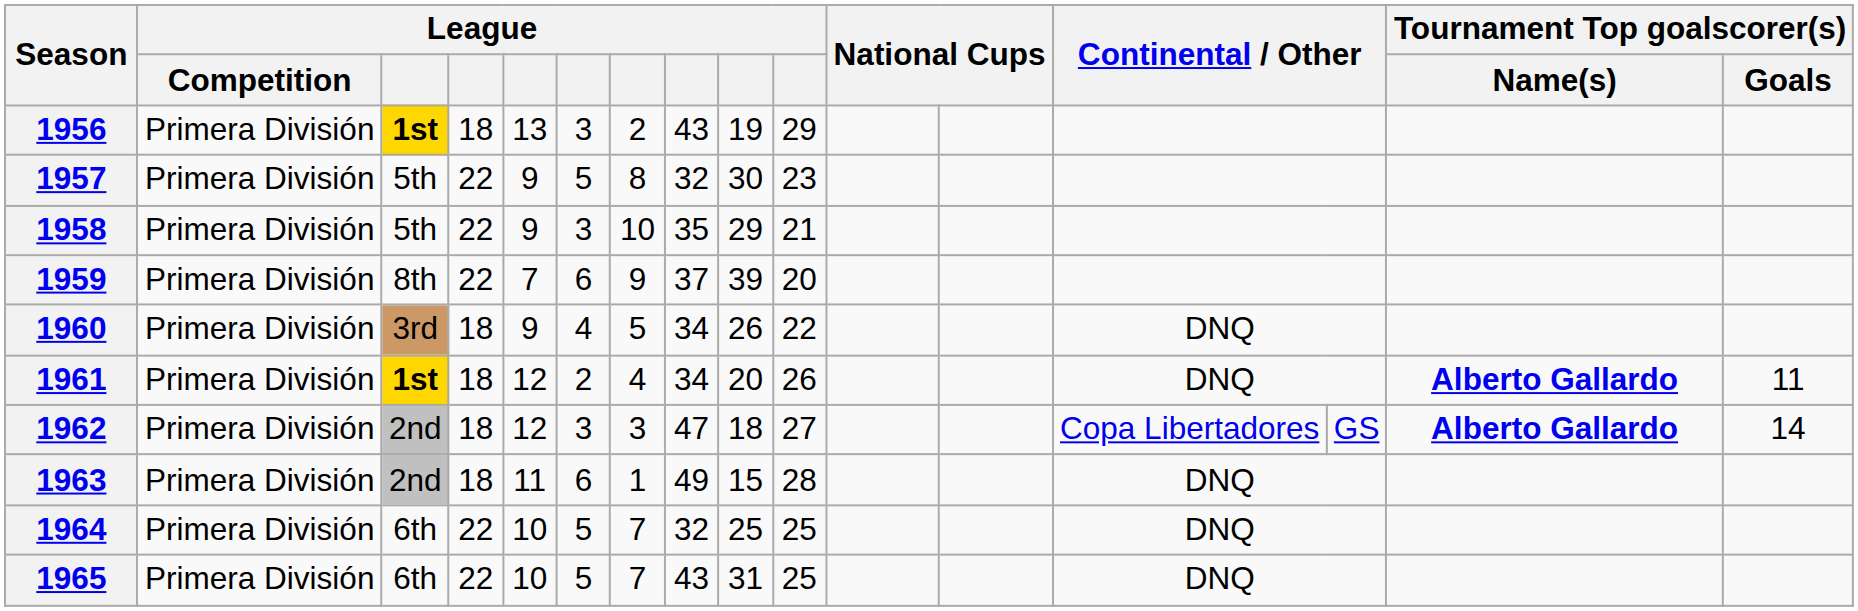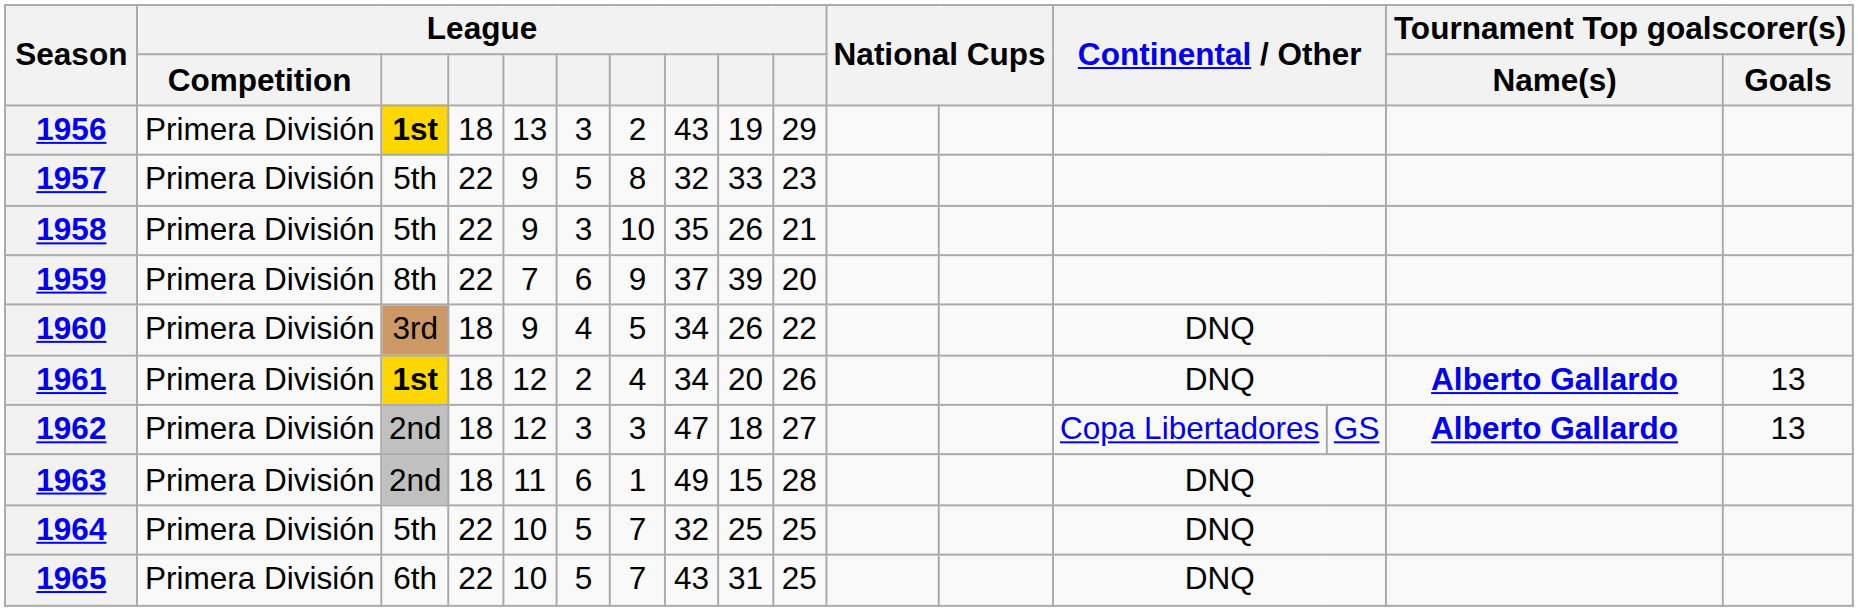(745, 179) 30 -> (745, 179) 33
(745, 229) 29 -> (745, 229) 26
(1788, 379) 11 -> (1788, 379) 13
(1788, 429) 14 -> (1788, 429) 13
(415, 529) 6th -> (415, 529) 5th
